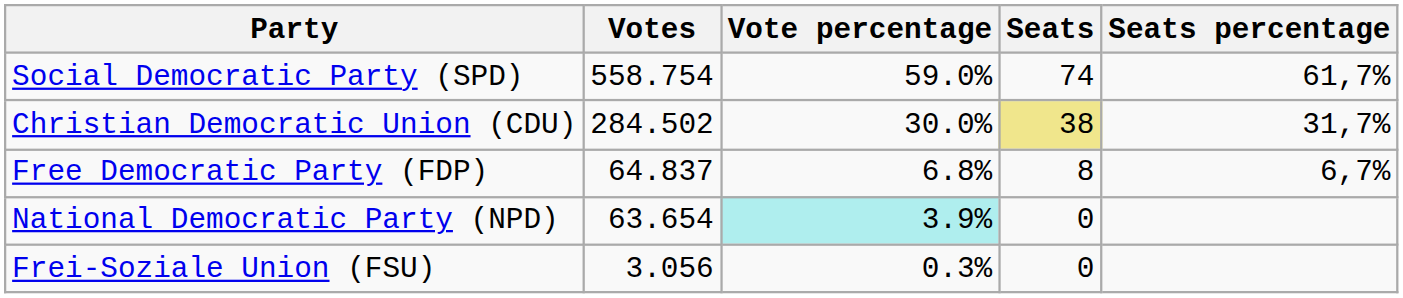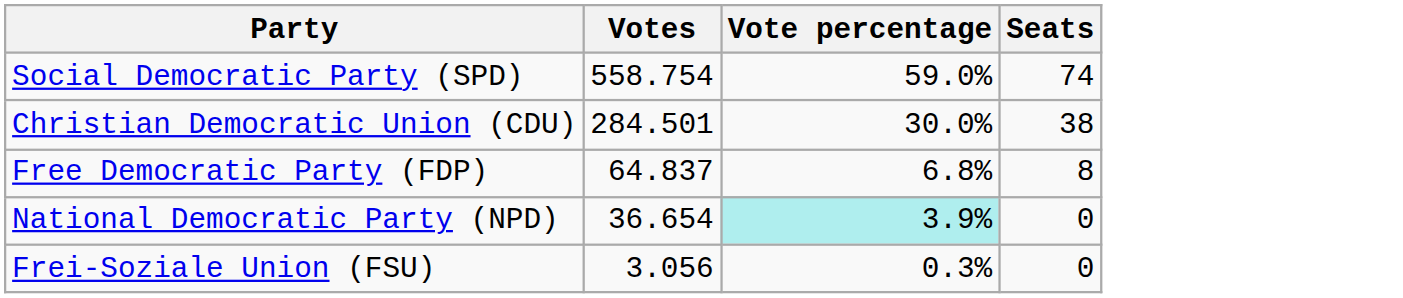- column: (1249, 29)
(652, 125) 284.502 -> (652, 125) 284.501
(1077, 125) khaki background -> (1077, 125) no background
(661, 221) 63.654 -> (661, 221) 36.654
